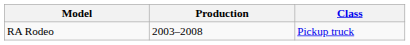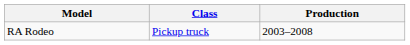columns swapped: (350, 13) <-> (222, 13)
